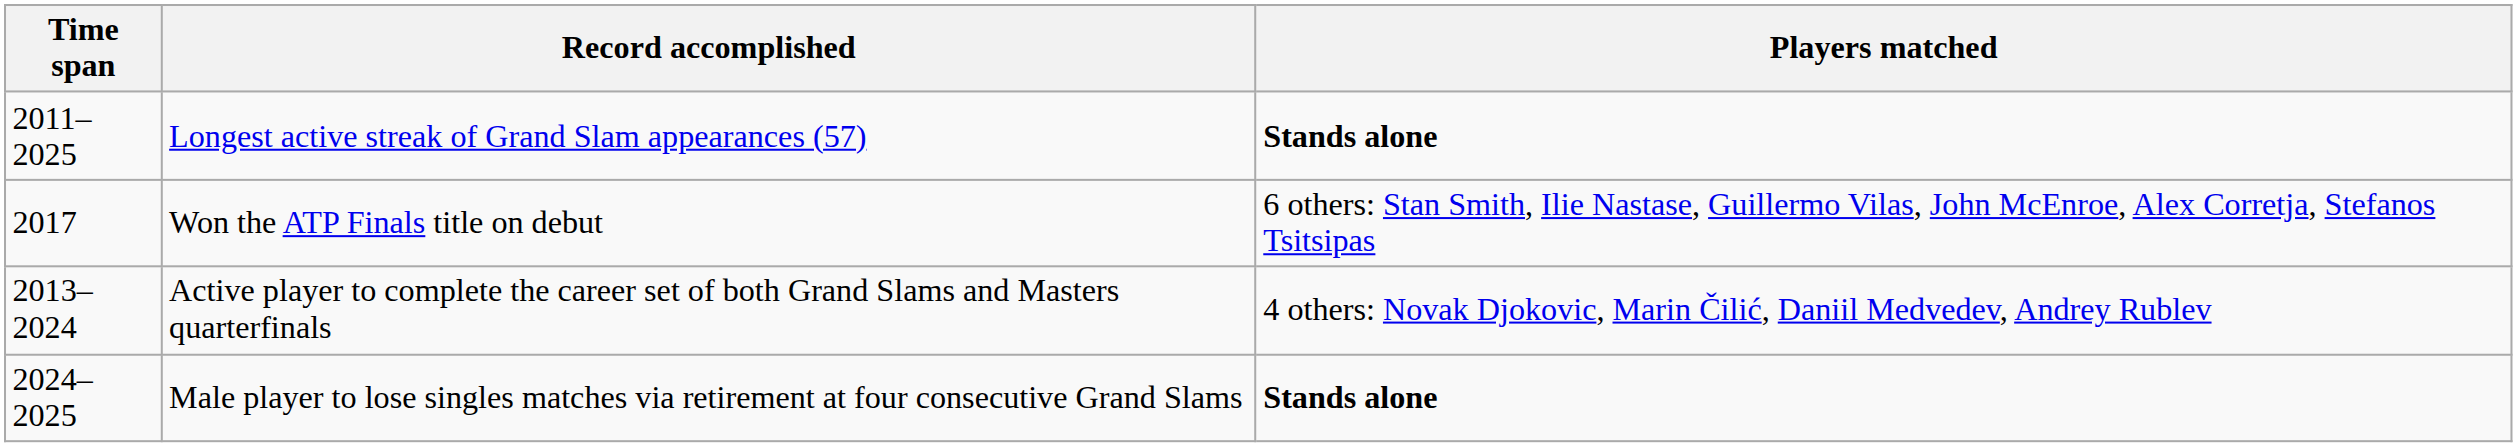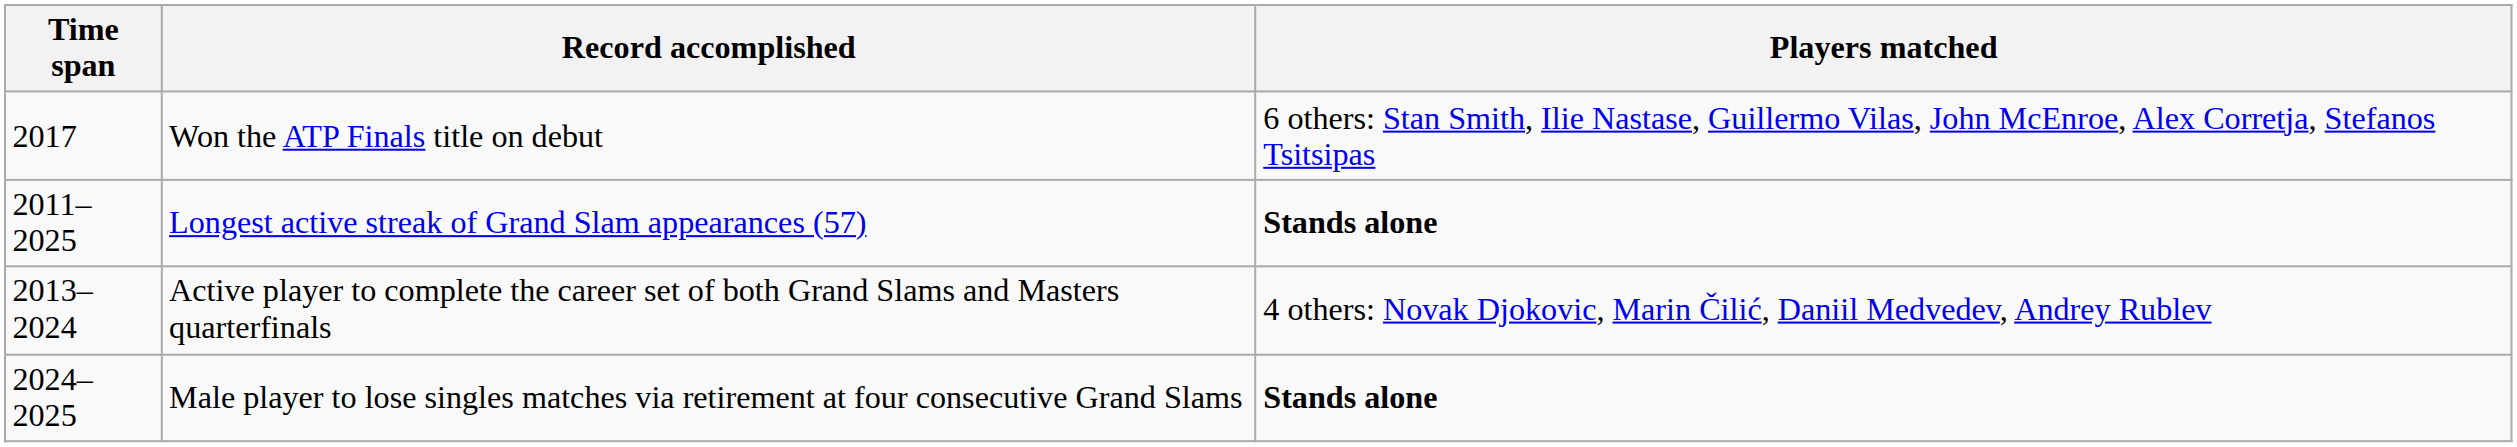rows swapped: (386, 222) <-> (518, 135)
